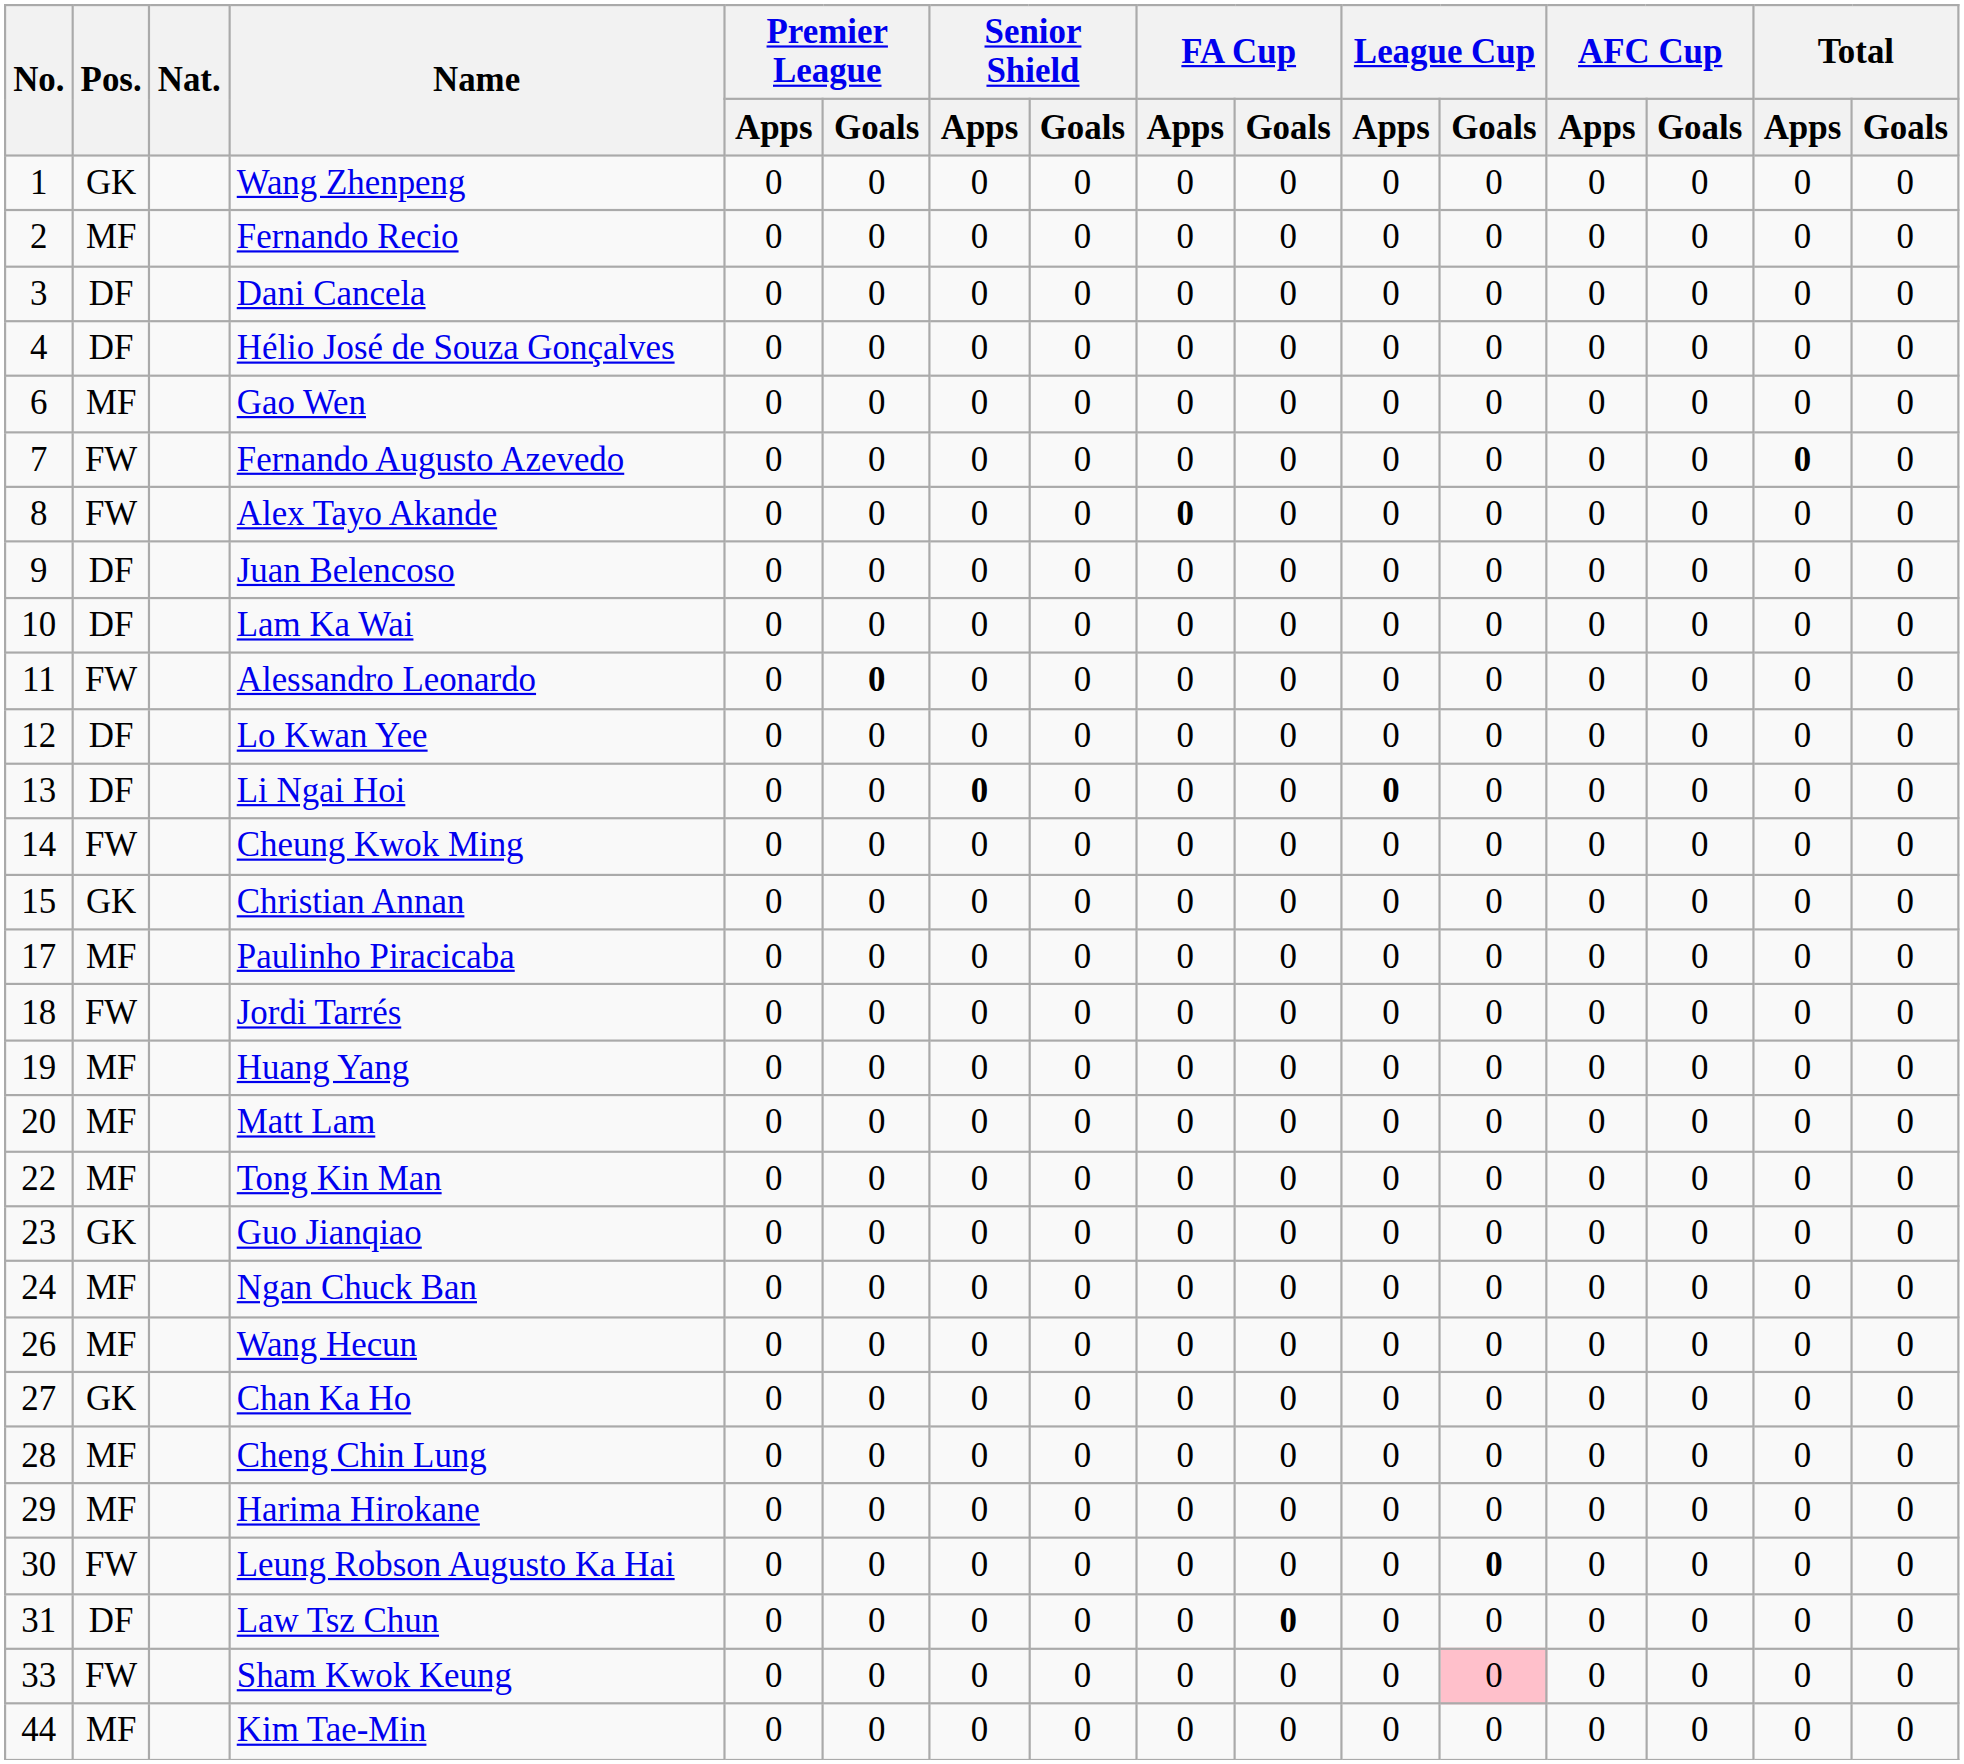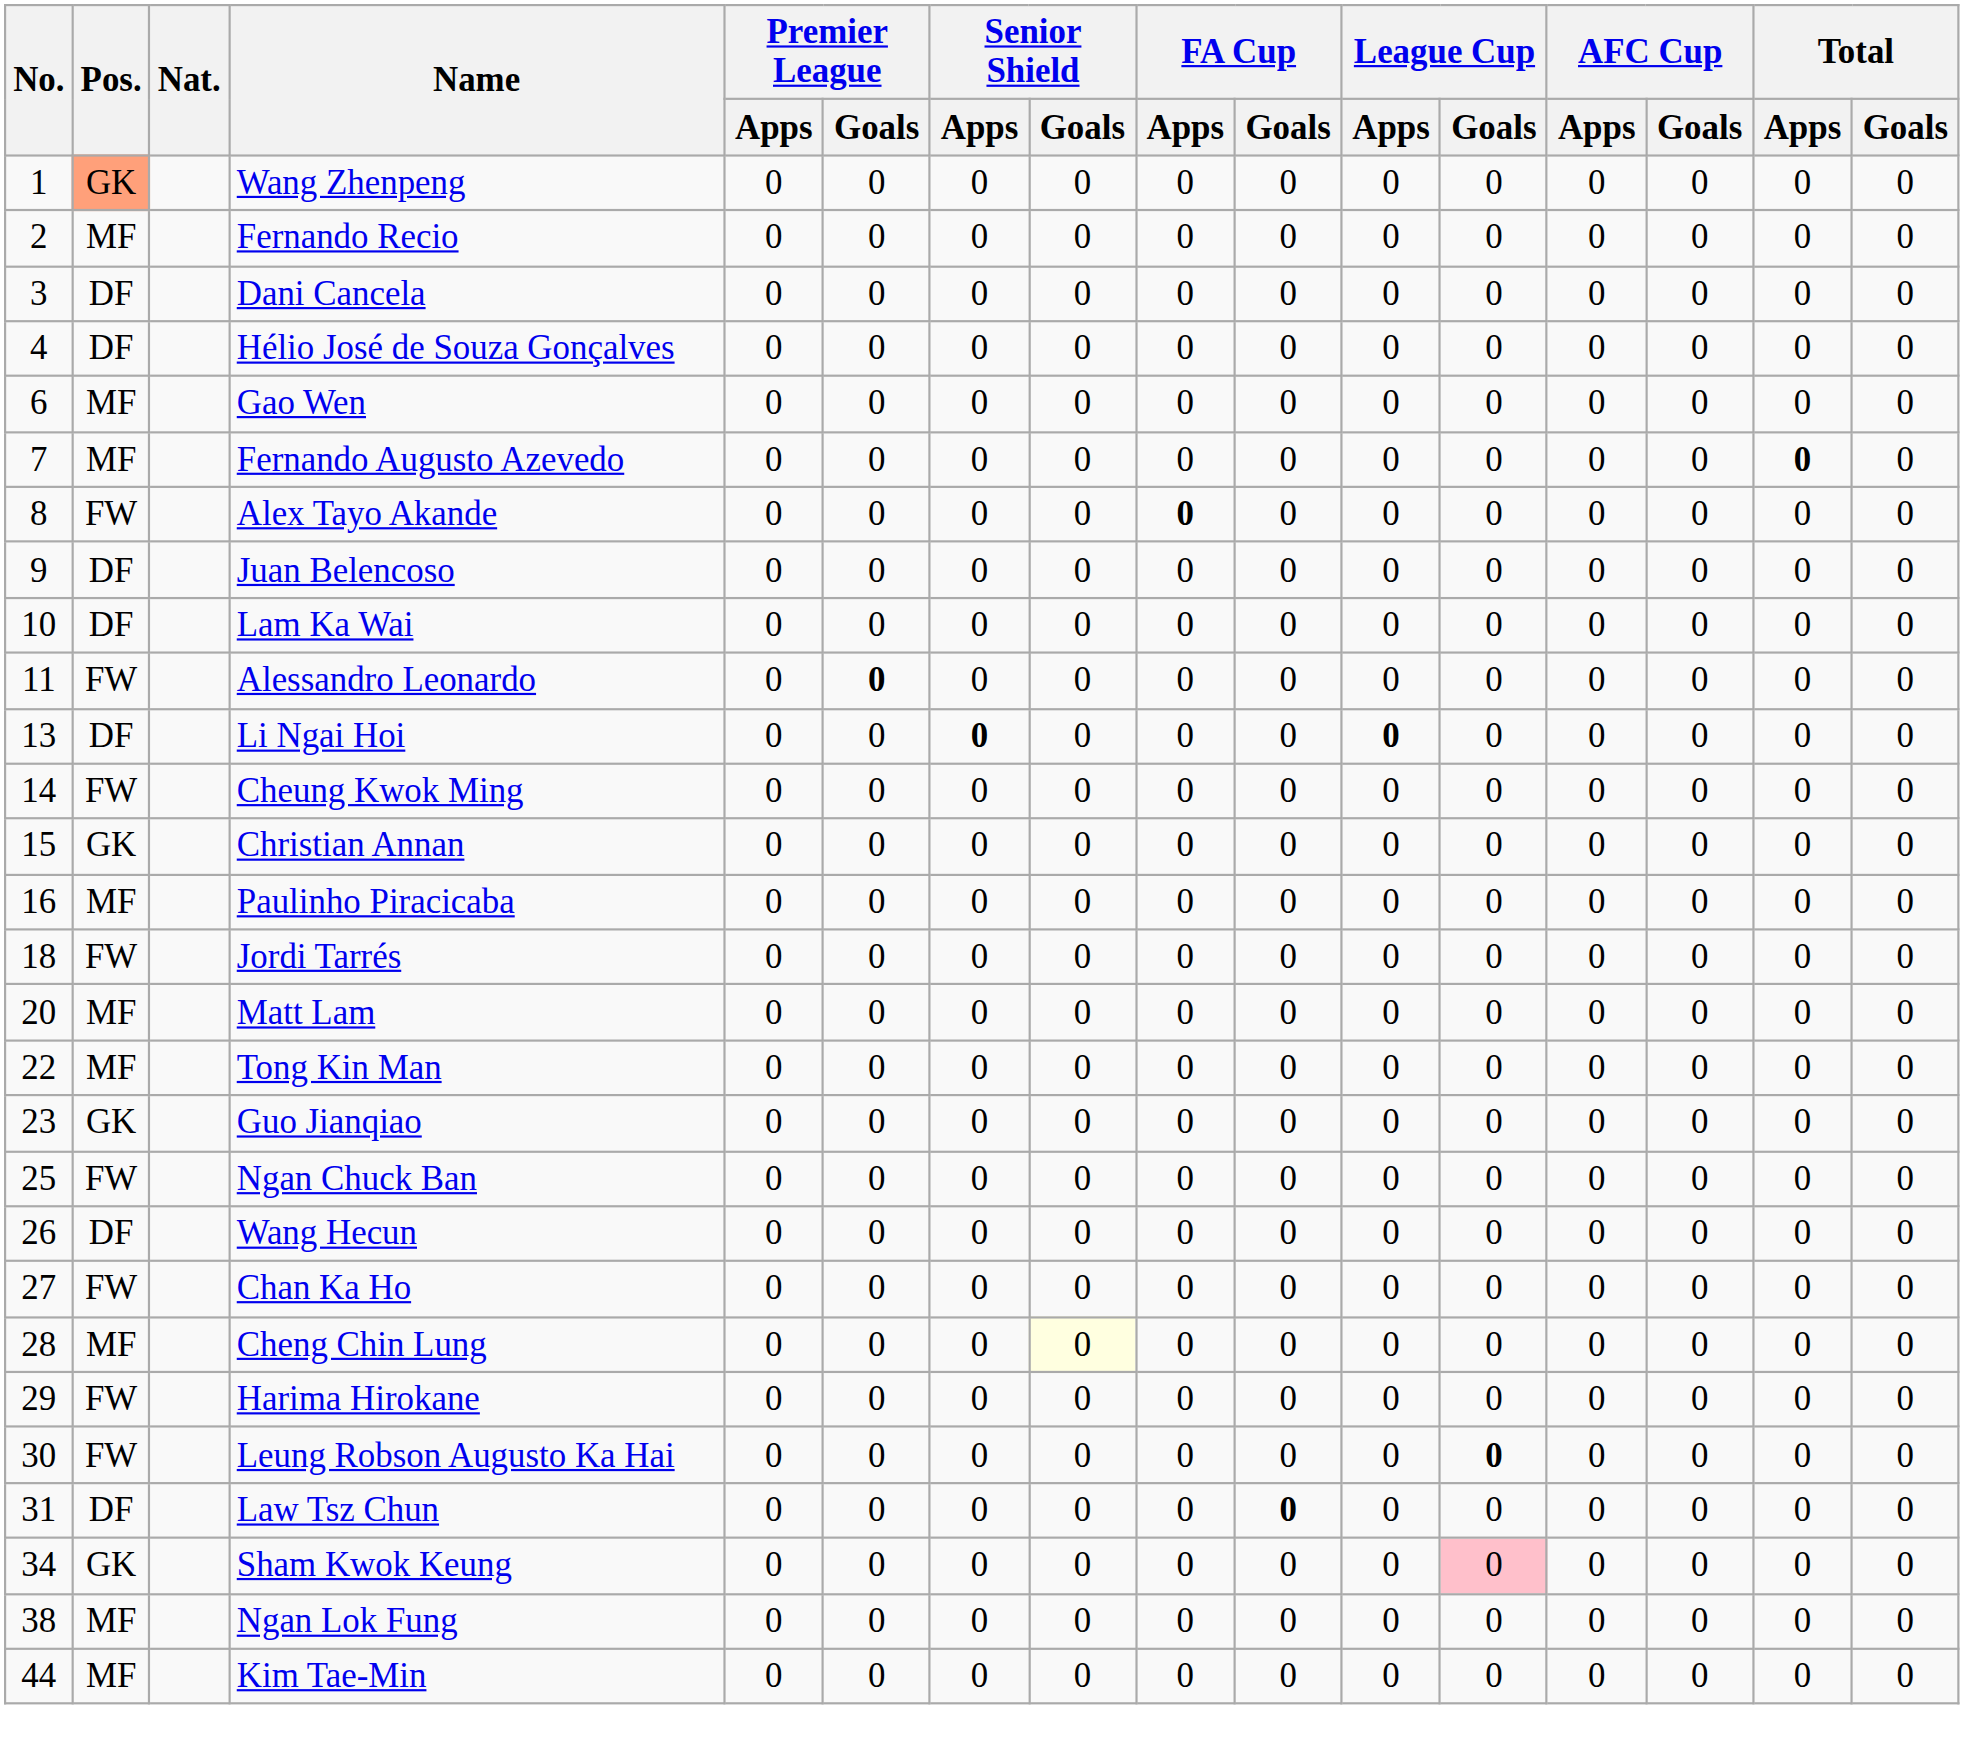(111, 182) no background -> (111, 182) lightsalmon background
(111, 458) FW -> (111, 458) MF
- row: (332, 735)
(39, 956) 17 -> (39, 901) 16
- row: (323, 1067)
(39, 1288) 24 -> (39, 1177) 25
(111, 1288) MF -> (111, 1177) FW
(111, 1343) MF -> (111, 1233) DF
(111, 1399) GK -> (111, 1288) FW
(1082, 1454) no background -> (1082, 1343) lightyellow background
(111, 1509) MF -> (111, 1399) FW
(39, 1675) 33 -> (39, 1564) 34
(111, 1675) FW -> (111, 1564) GK
+ row: (347, 1620)
